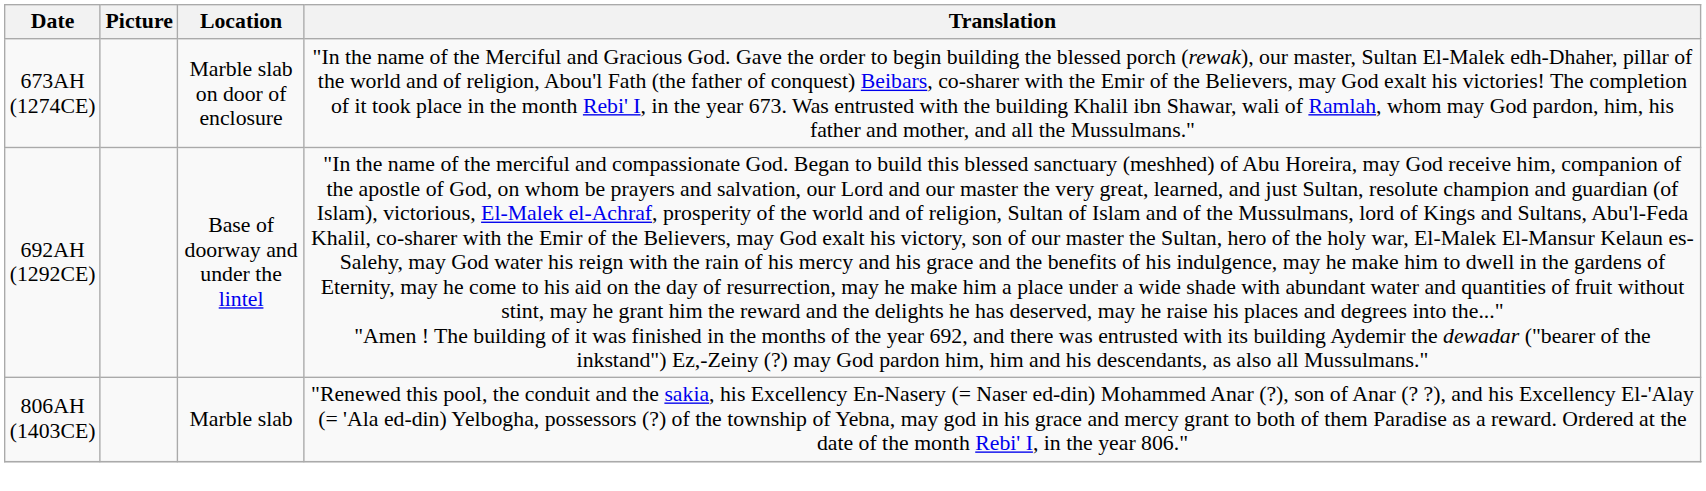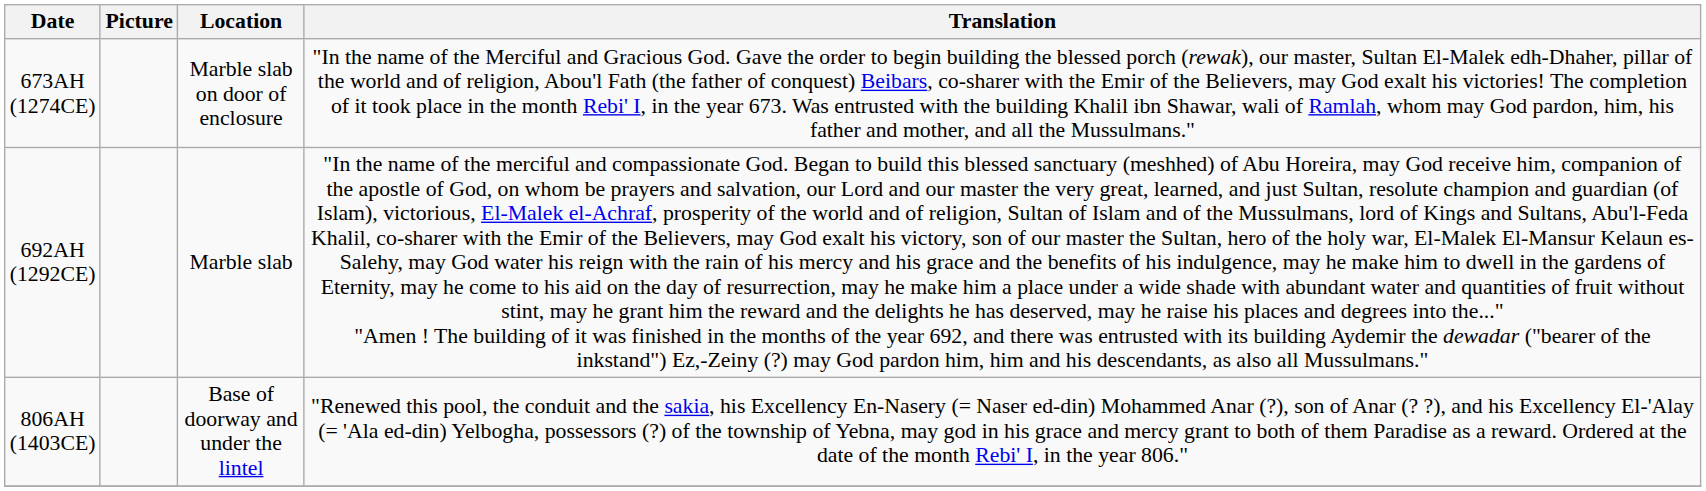(241, 262) Base of doorway and under the lintel -> (241, 262) Marble slab
(241, 419) Marble slab -> (241, 431) Base of doorway and under the lintel
